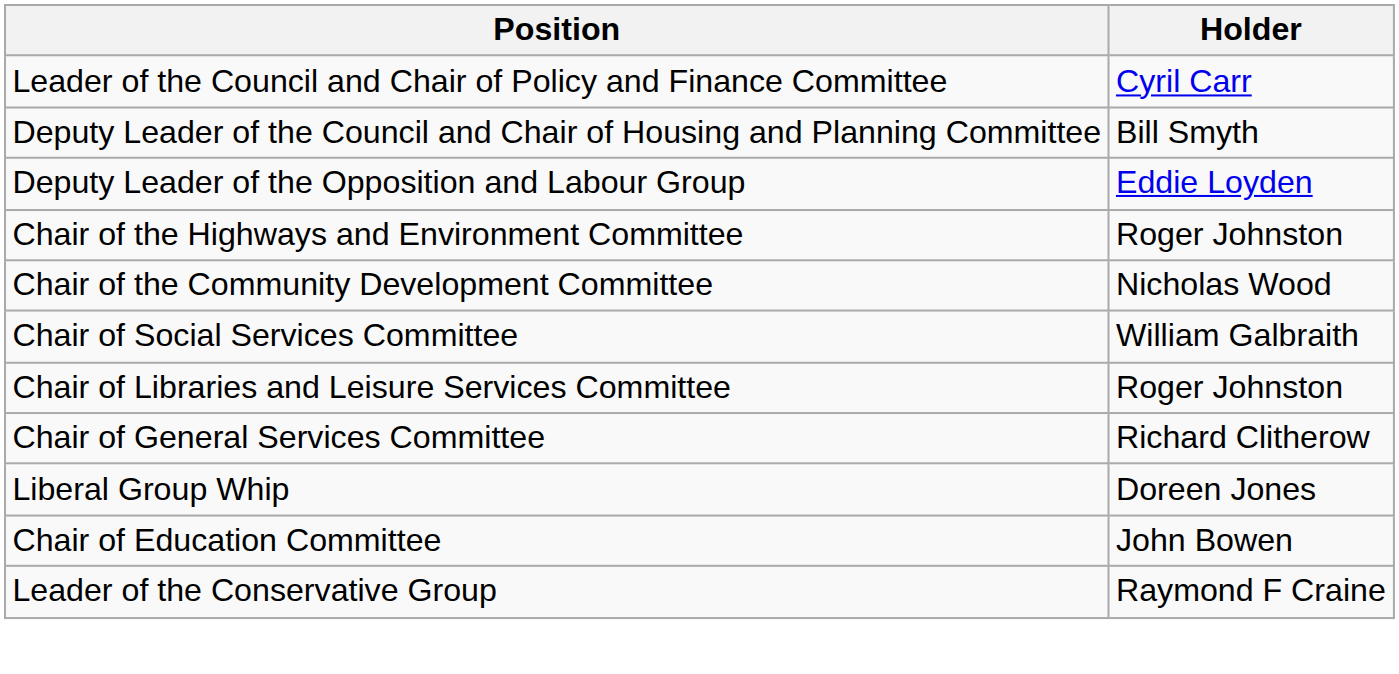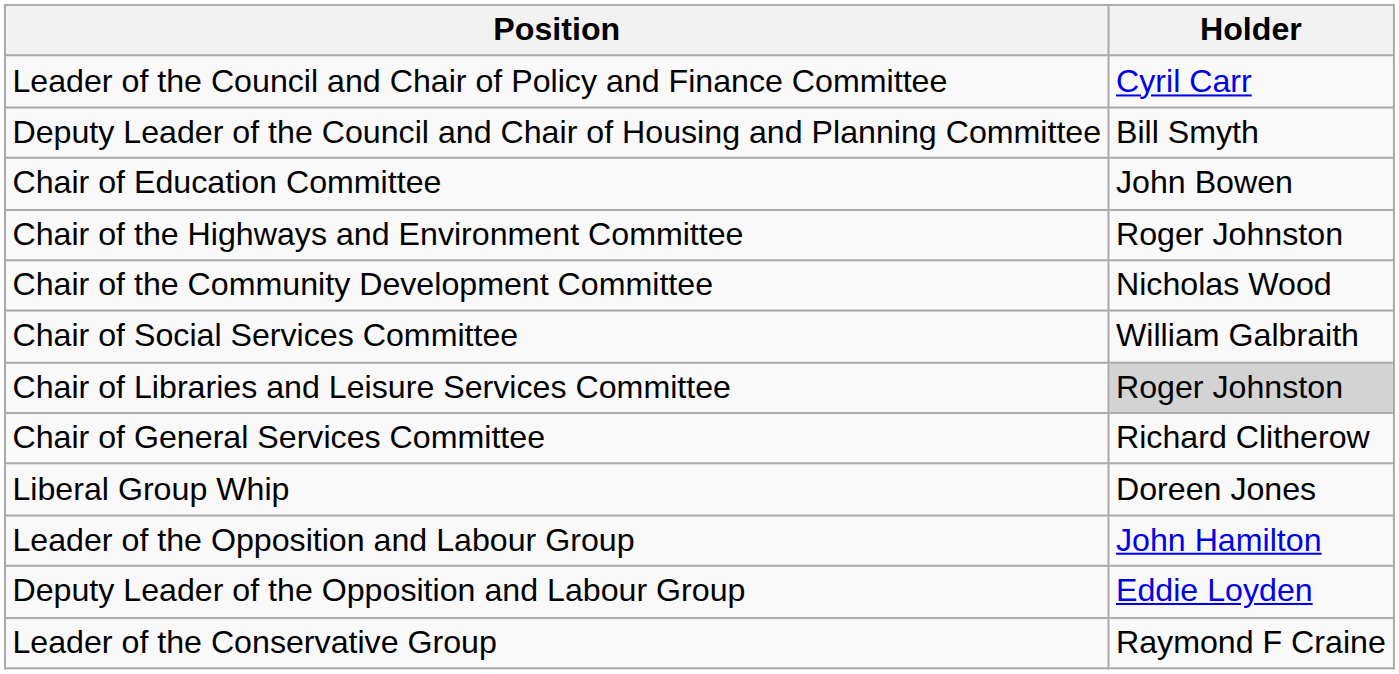rows swapped: (227, 540) <-> (379, 183)
(1230, 387) no background -> (1230, 387) lightgrey background
+ row: (324, 540)
